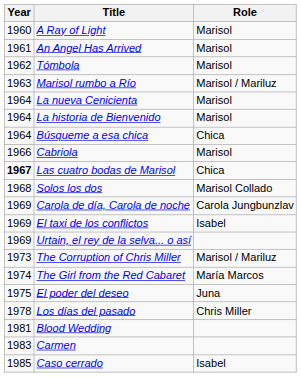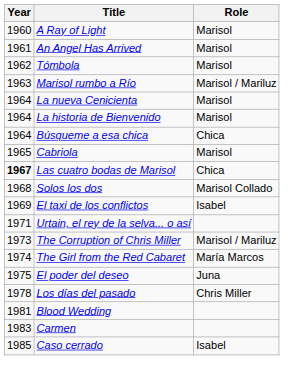(19, 153) 1966 -> (19, 153) 1965
- row: (113, 205)
(19, 240) 1969 -> (19, 223) 1971
